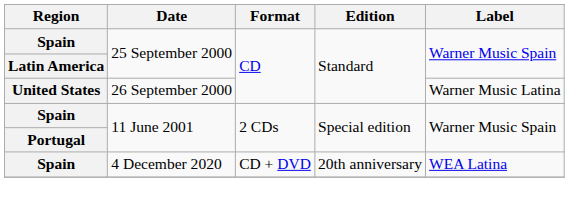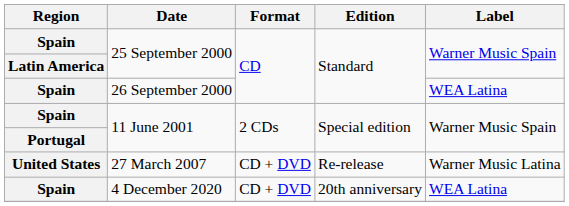(56, 90) United States -> (56, 90) Spain
(495, 90) Warner Music Latina -> (468, 90) WEA Latina
+ row: (159, 164)
